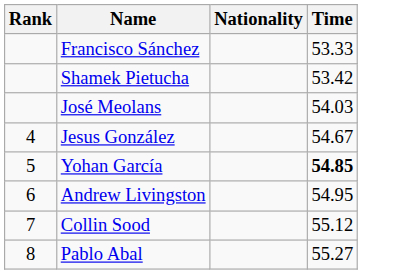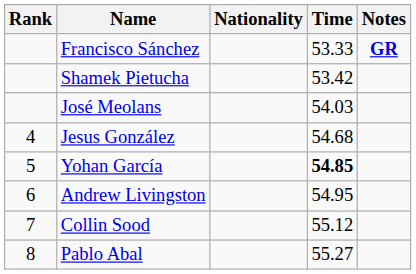+ column: (384, 19)
(332, 136) 54.67 -> (332, 136) 54.68
